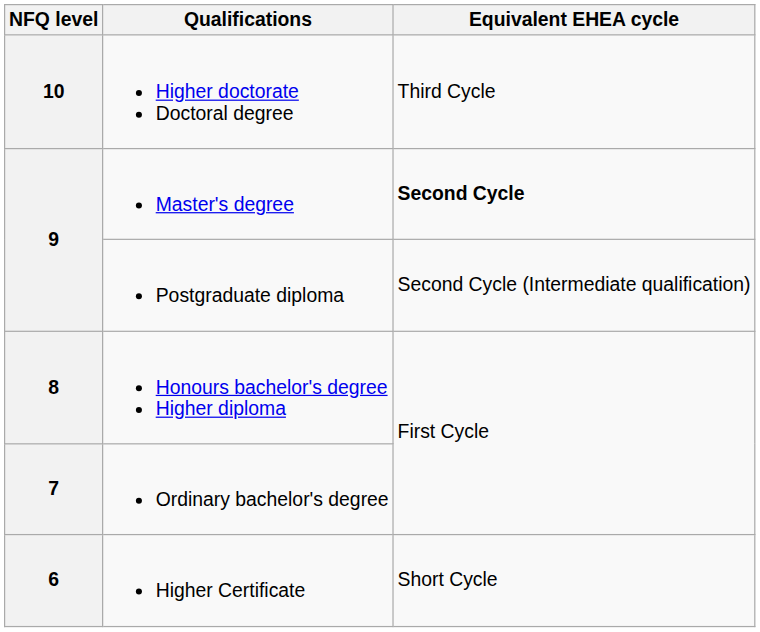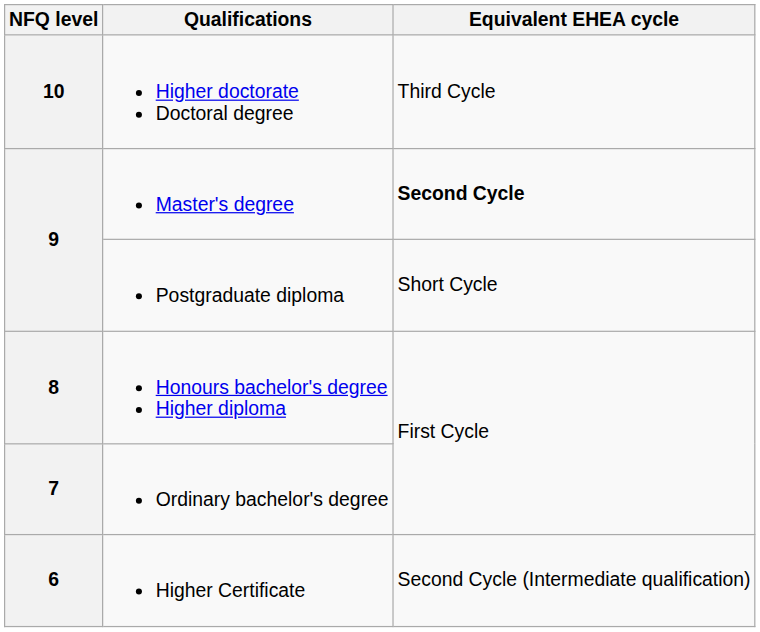(574, 284) Second Cycle (Intermediate qualification) -> (448, 284) Short Cycle
(448, 580) Short Cycle -> (574, 580) Second Cycle (Intermediate qualification)
